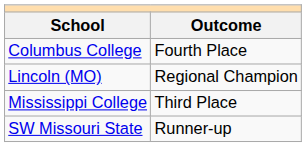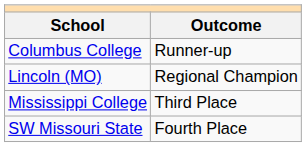(201, 51) Fourth Place -> (193, 51) Runner-up
(193, 128) Runner-up -> (201, 128) Fourth Place
